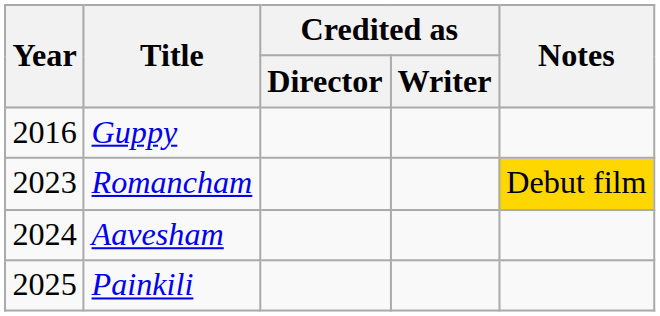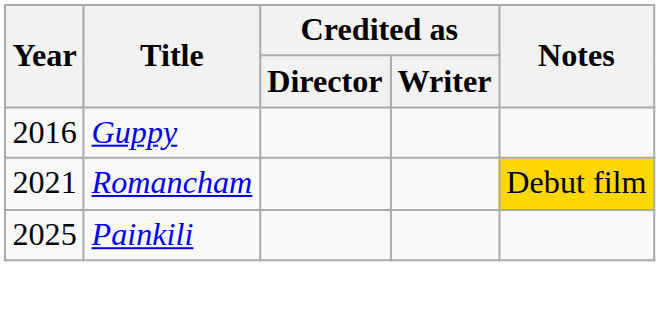(45, 183) 2023 -> (45, 183) 2021
- row: (158, 234)
